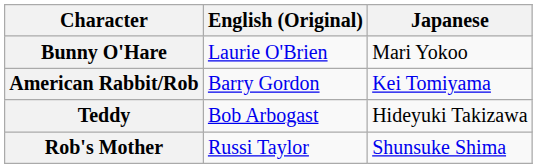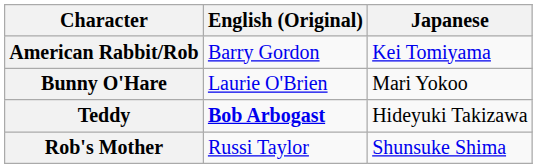rows swapped: (104, 83) <-> (104, 52)
(263, 115) normal -> (267, 115) bold
